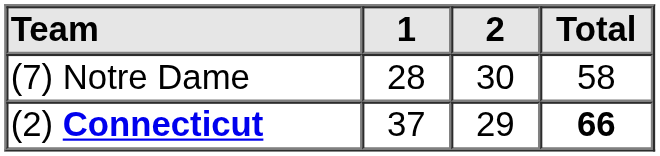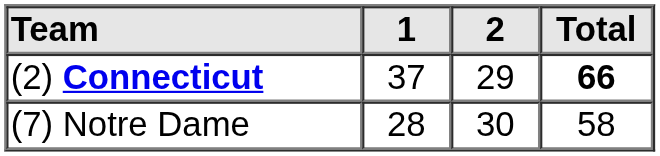rows swapped: (130, 77) <-> (137, 124)
